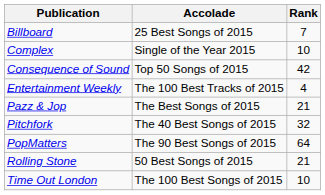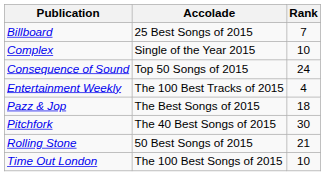(304, 69) 42 -> (304, 69) 24
(304, 106) 21 -> (304, 106) 18
(304, 124) 32 -> (304, 124) 30
- row: (37, 143)
